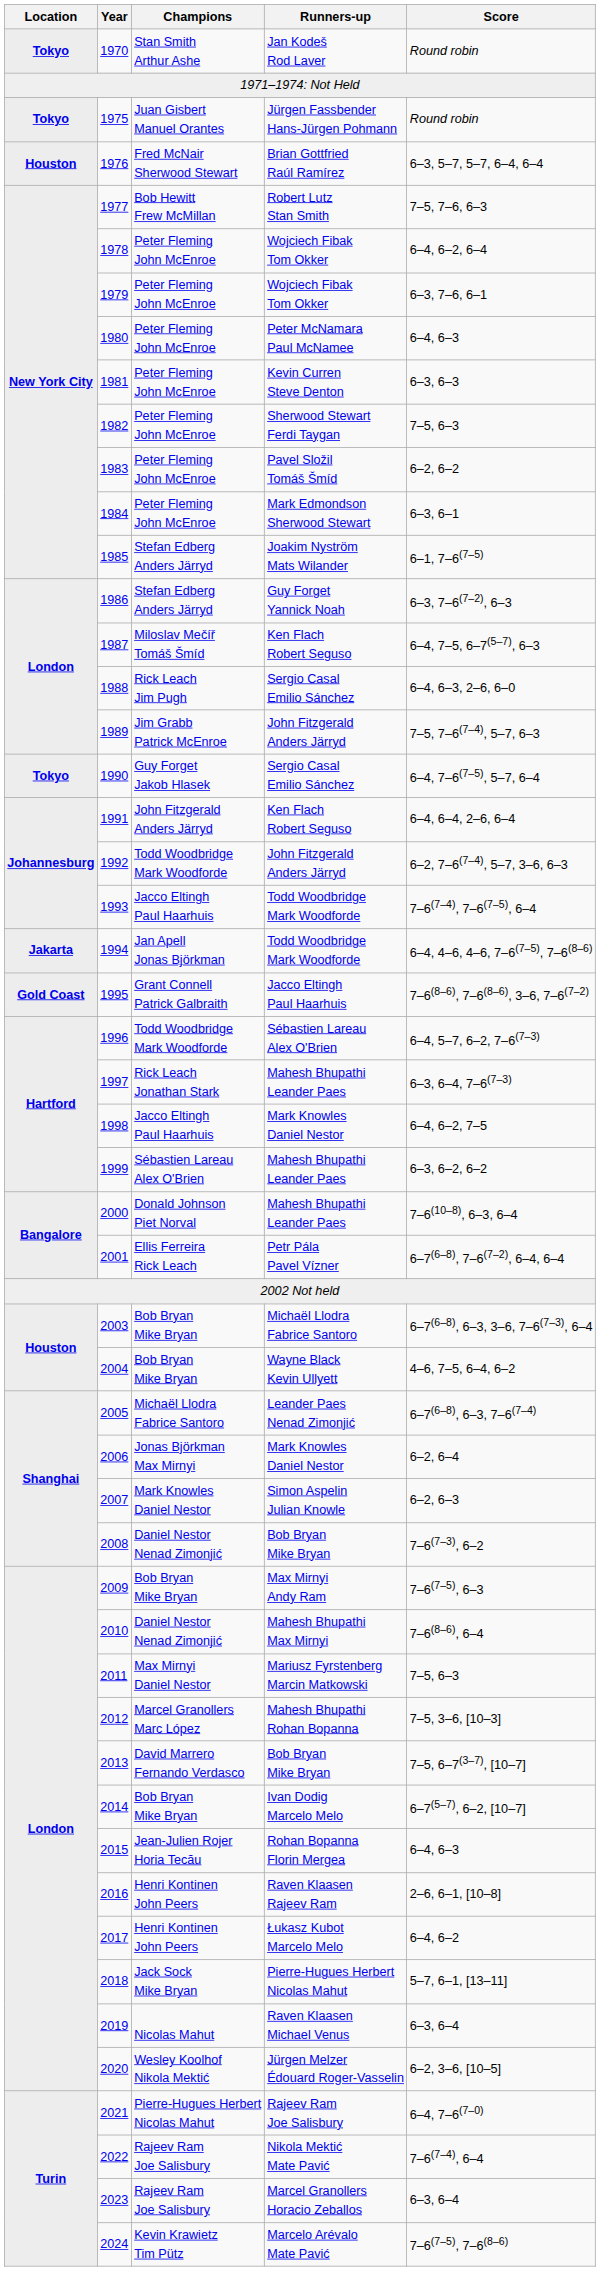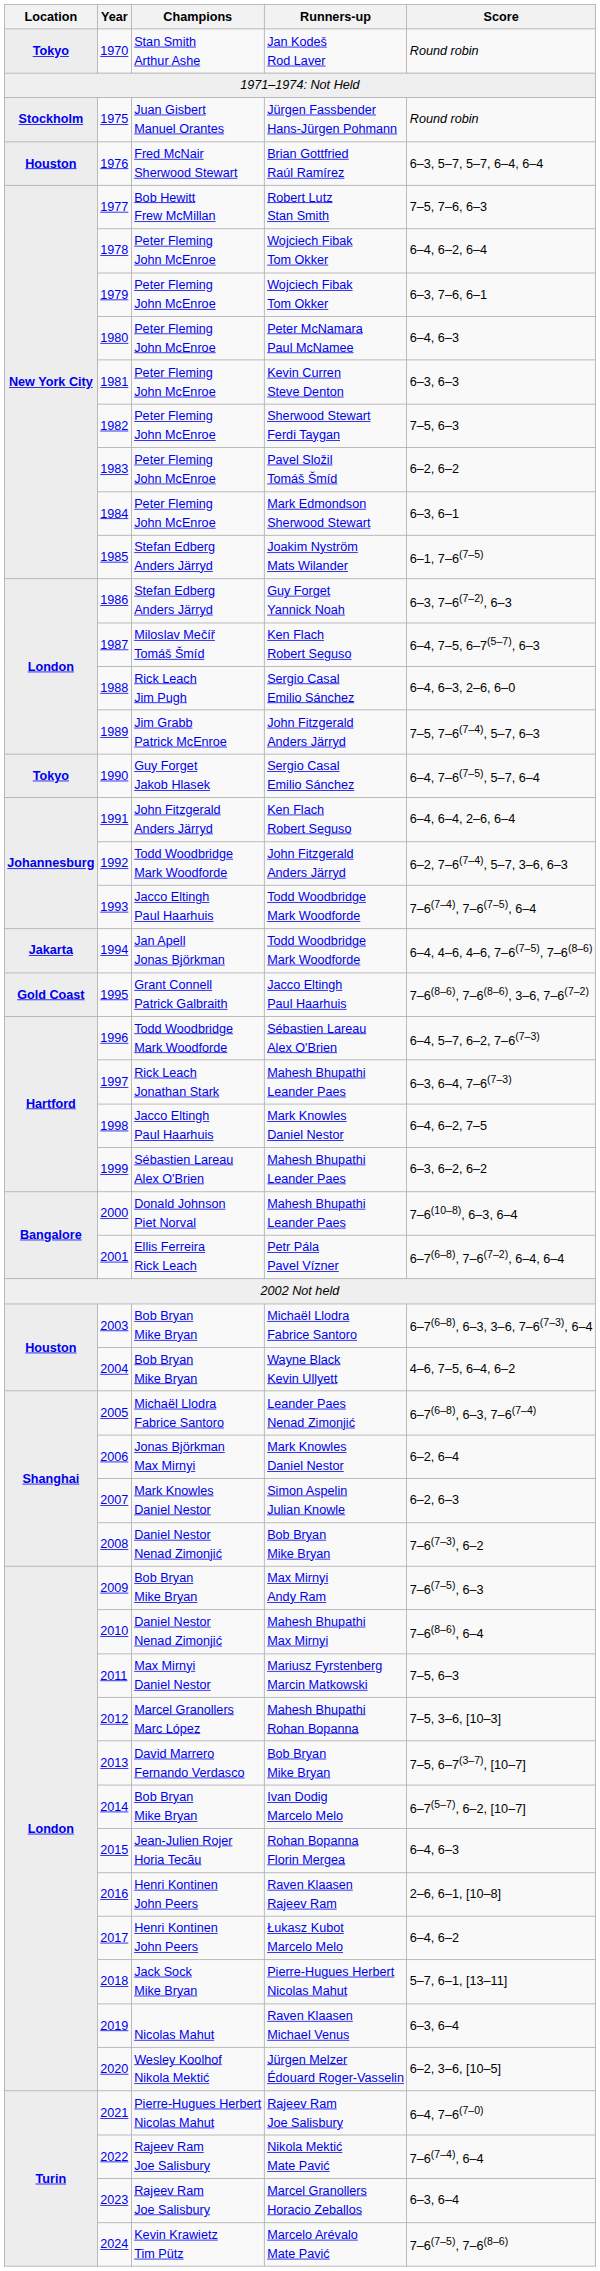(51, 119) Tokyo -> (51, 119) Stockholm
